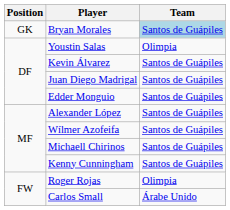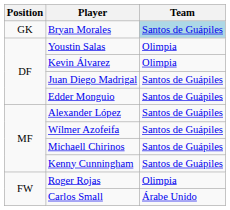(183, 63) Santos de Guápiles -> (159, 63) Olimpia
